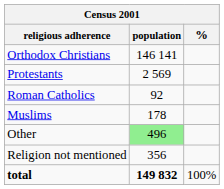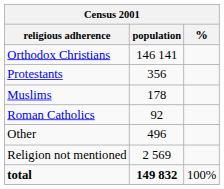(157, 74) 2 569 -> (157, 74) 356
rows swapped: (29, 114) <-> (51, 94)
(157, 134) lightgreen background -> (157, 134) no background
(157, 154) 356 -> (157, 154) 2 569
